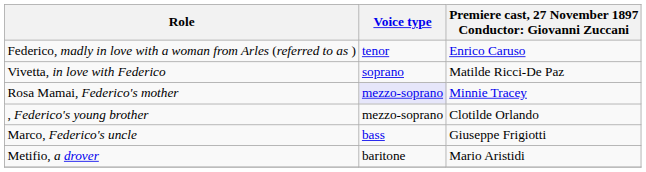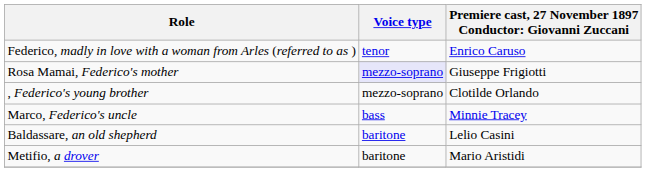- row: (87, 72)
(488, 93) Minnie Tracey -> (498, 72) Giuseppe Frigiotti
(498, 135) Giuseppe Frigiotti -> (488, 114) Minnie Tracey
+ row: (82, 135)
